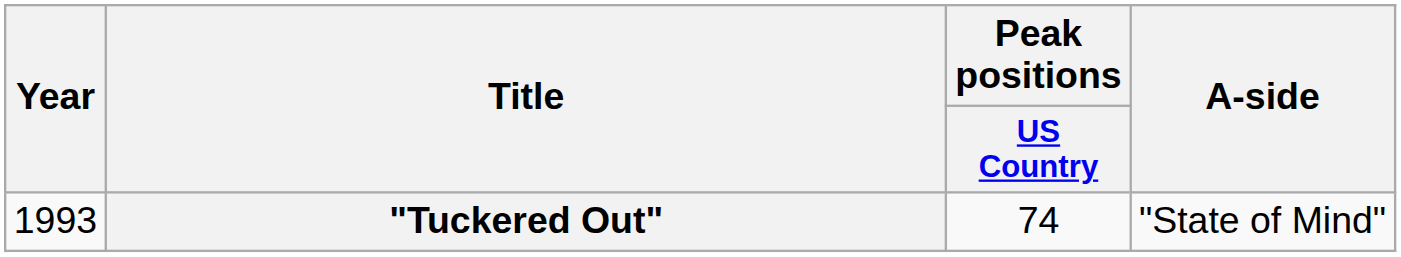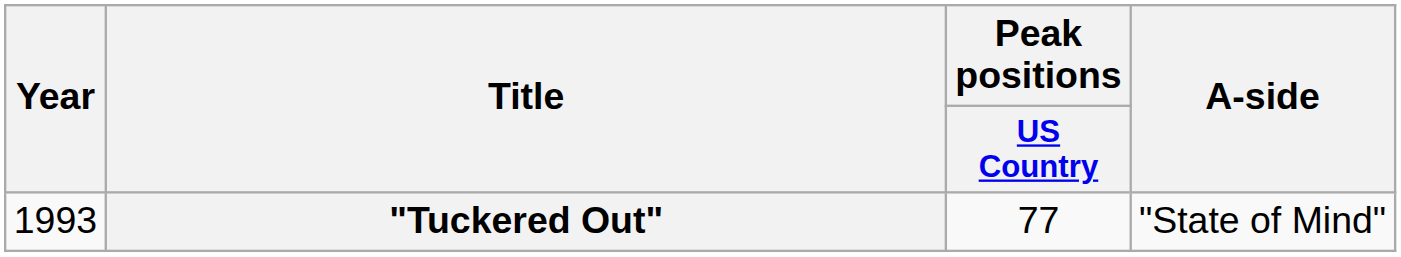(1038, 220) 74 -> (1038, 220) 77
